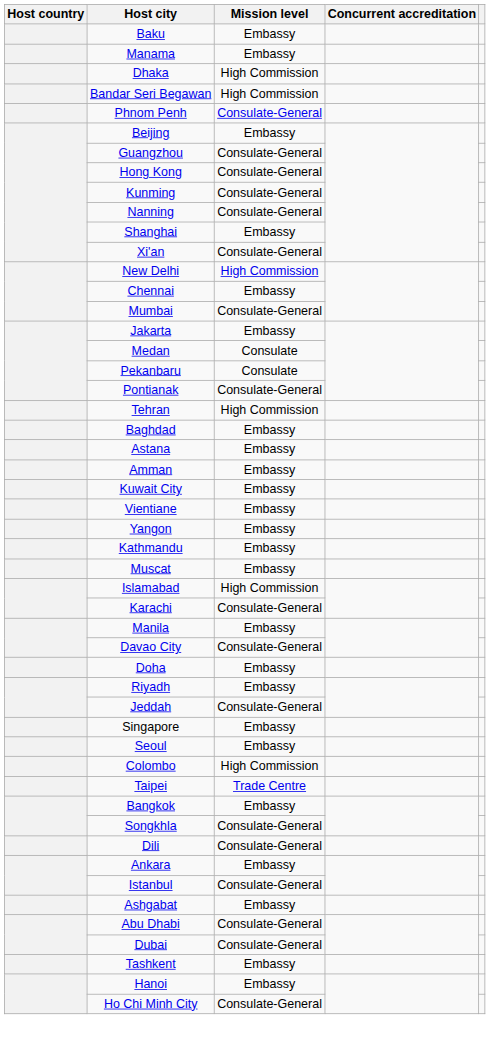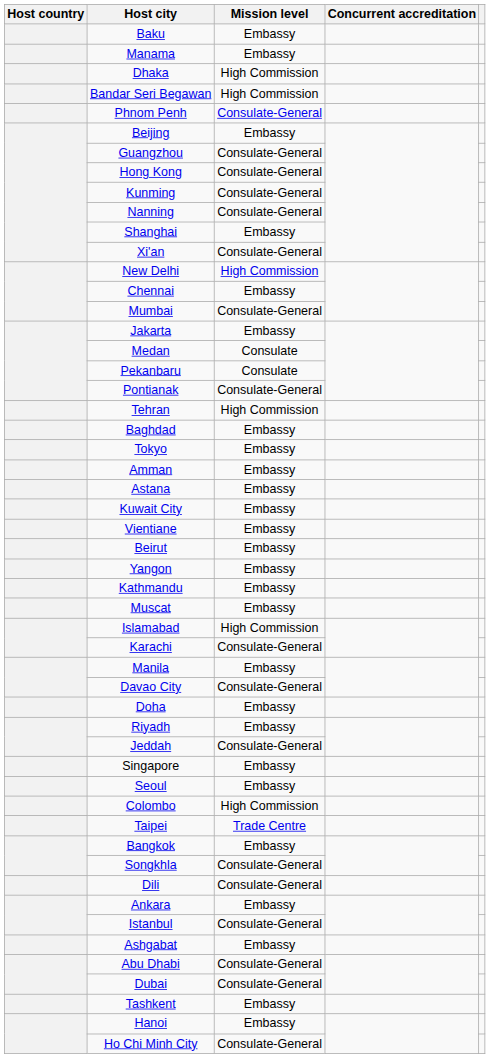+ row: (151, 449)
rows swapped: (151, 469) <-> (151, 449)
+ row: (151, 548)
